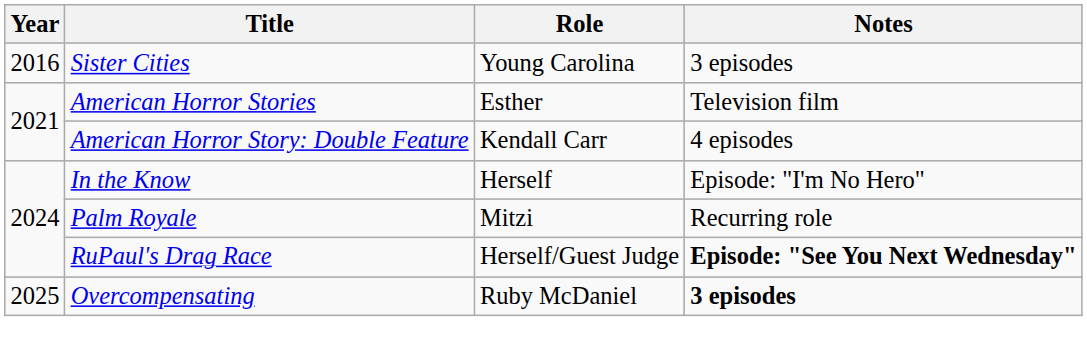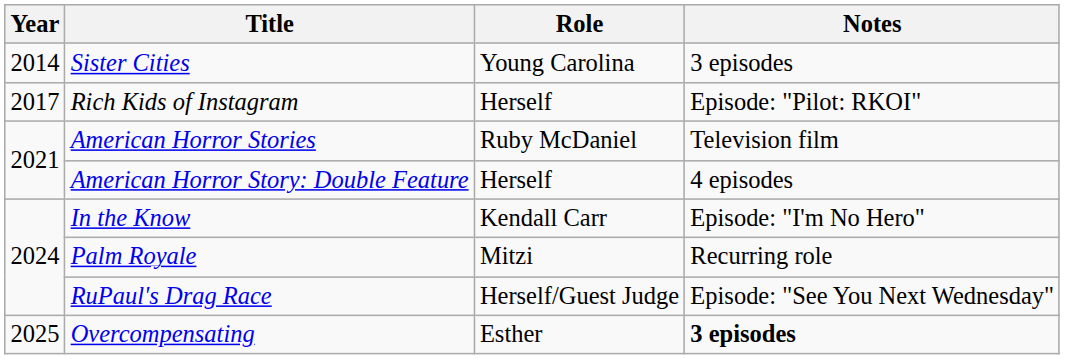(35, 62) 2016 -> (35, 62) 2014
+ row: (185, 101)
(511, 101) Esther -> (558, 140) Ruby McDaniel
(543, 140) Kendall Carr -> (516, 179) Herself
(516, 179) Herself -> (543, 218) Kendall Carr
(884, 256) bold -> (872, 295) normal
(558, 295) Ruby McDaniel -> (511, 334) Esther
